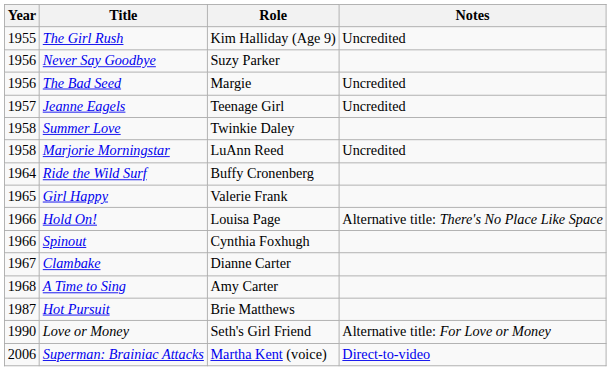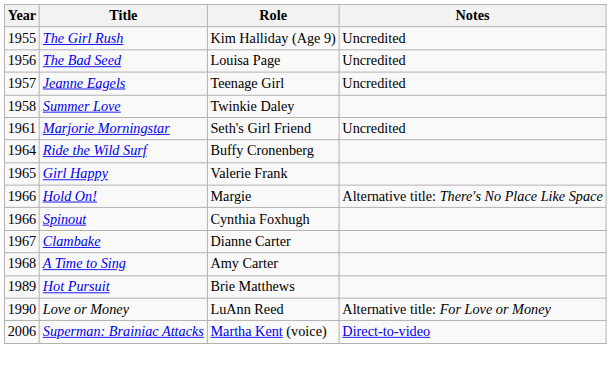- row: (99, 60)
(231, 83) Margie -> (245, 60) Louisa Page
(22, 151) 1958 -> (22, 128) 1961
(247, 151) LuAnn Reed -> (261, 128) Seth's Girl Friend
(245, 219) Louisa Page -> (231, 196) Margie
(22, 309) 1987 -> (22, 286) 1989
(261, 331) Seth's Girl Friend -> (247, 309) LuAnn Reed
